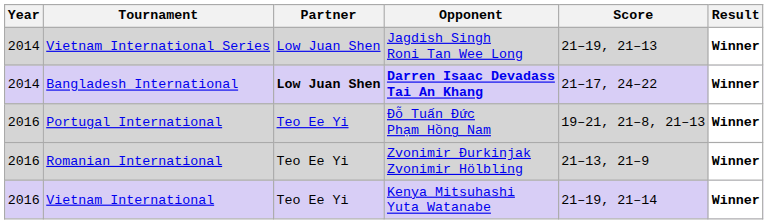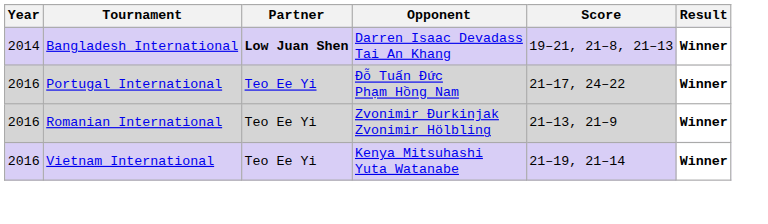- row: (158, 46)
(471, 84) bold -> (439, 46) normal
(609, 84) 21–17, 24–22 -> (601, 46) 19–21, 21–8, 21–13
(633, 123) 19–21, 21–8, 21–13 -> (577, 84) 21–17, 24–22
